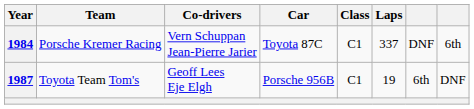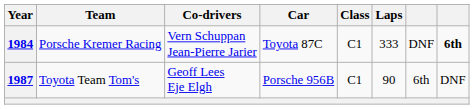(389, 44) 337 -> (389, 44) 333
(453, 44) normal -> (453, 44) bold
(389, 80) 19 -> (389, 80) 90
